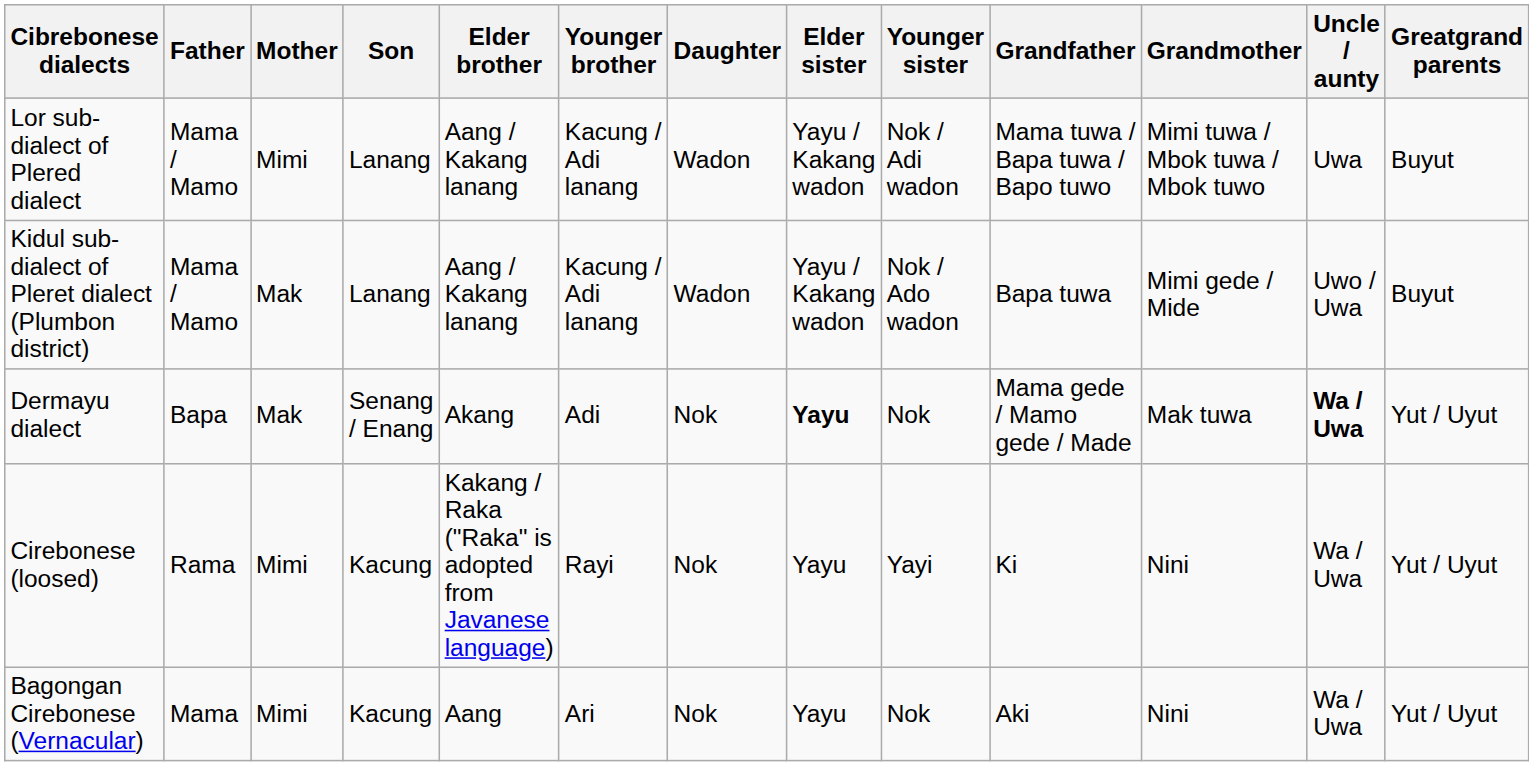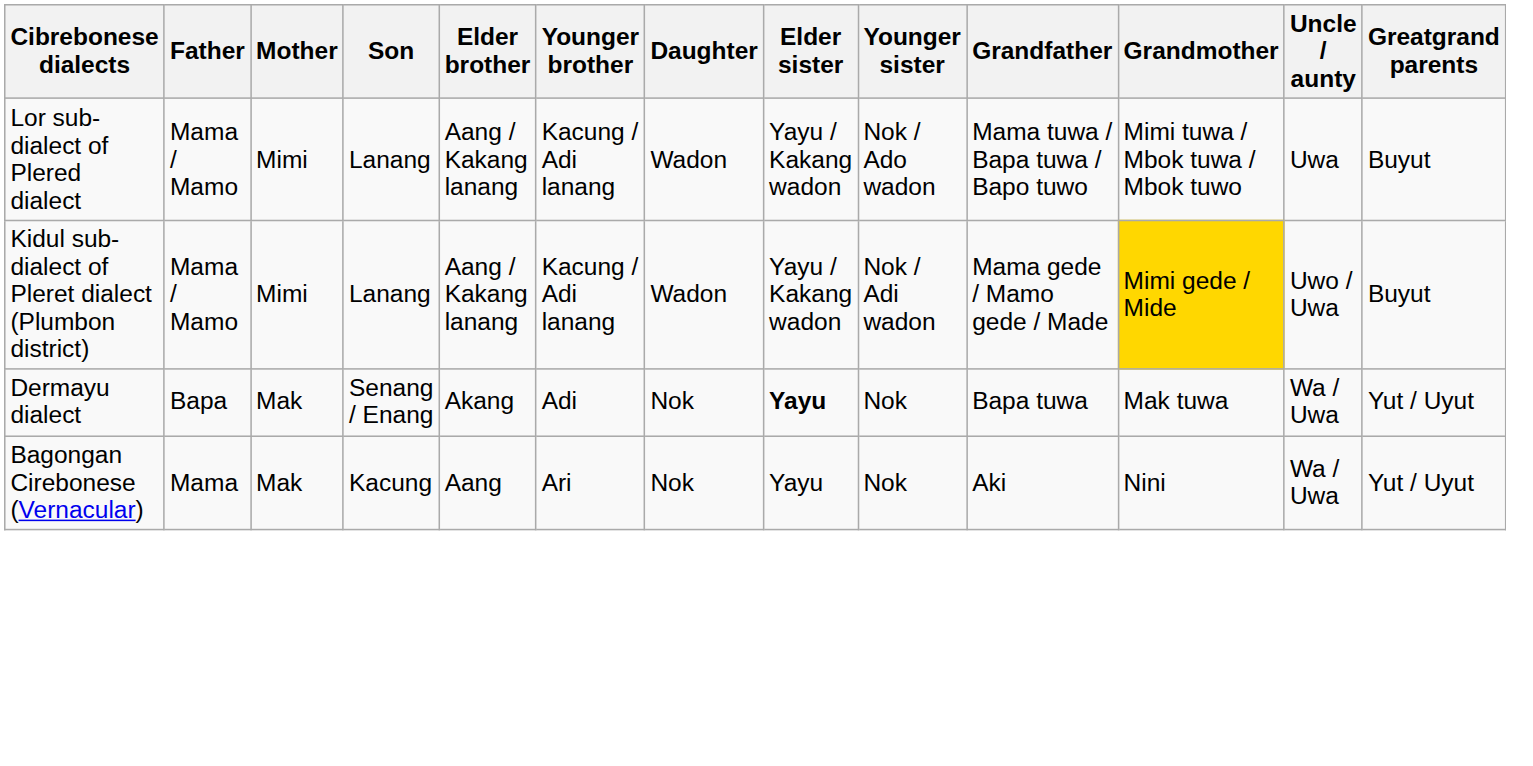(923, 159) Nok / Adi wadon -> (900, 159) Nok / Ado wadon
(279, 294) Mak -> (282, 294) Mimi
(923, 294) Nok / Ado wadon -> (900, 294) Nok / Adi wadon
(1053, 294) Bapa tuwa -> (1040, 294) Mama gede / Mamo gede / Made
(1210, 294) no background -> (1187, 294) gold background
(1063, 415) Mama gede / Mamo gede / Made -> (1030, 402) Bapa tuwa
(1338, 415) bold -> (1315, 402) normal
- row: (73, 564)
(282, 713) Mimi -> (279, 482) Mak
